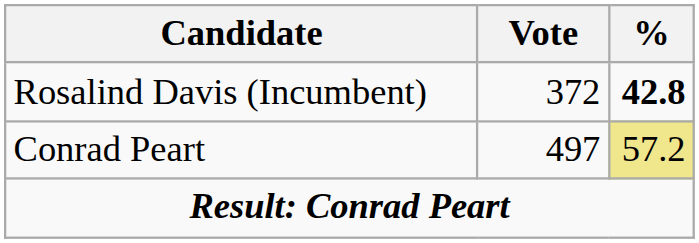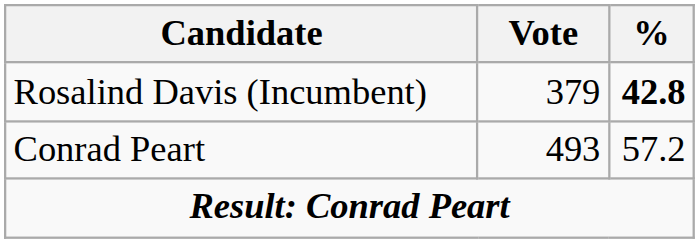(573, 91) 372 -> (573, 91) 379
(573, 149) 497 -> (573, 149) 493
(654, 149) khaki background -> (654, 149) no background
